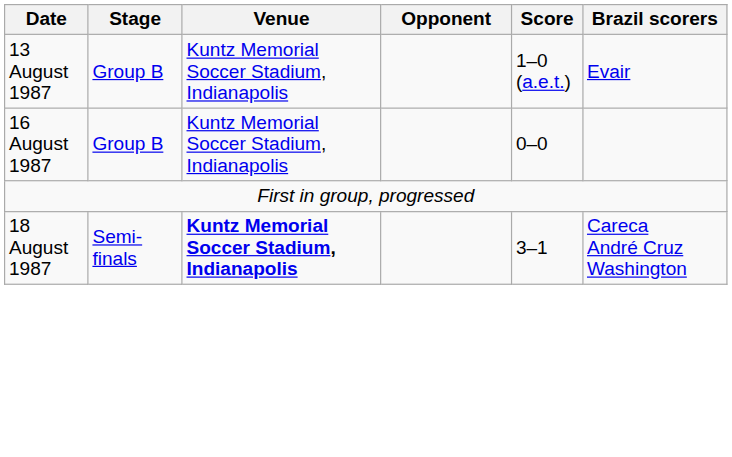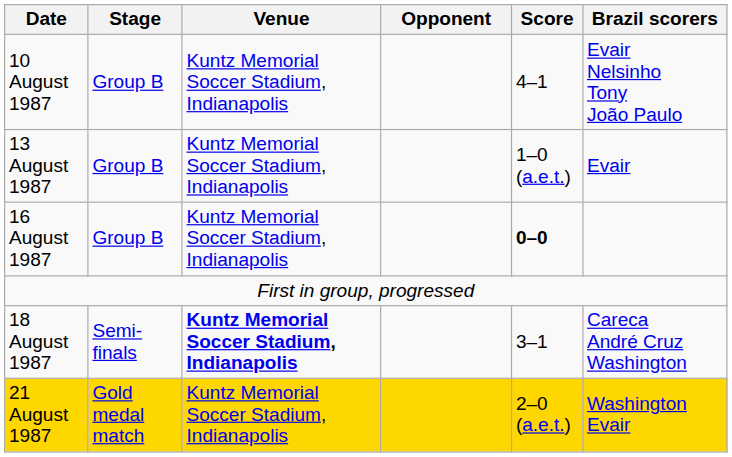+ row: (39, 81)
(532, 144) normal -> (532, 238) bold
+ row: (39, 414)
